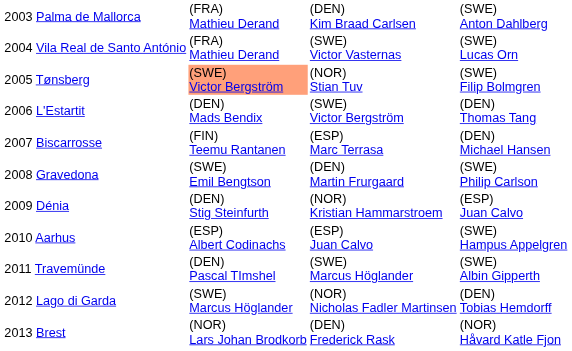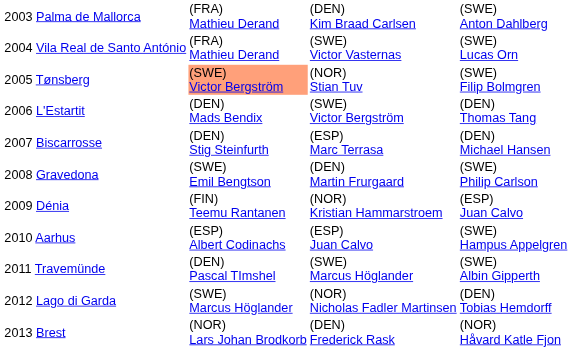(237, 143) (FIN) Teemu Rantanen -> (229, 143) (DEN) Stig Steinfurth
(229, 206) (DEN) Stig Steinfurth -> (237, 206) (FIN) Teemu Rantanen
